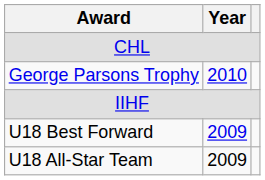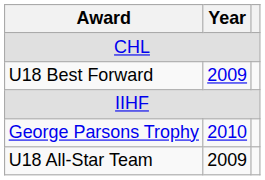rows swapped: (104, 75) <-> (81, 132)
